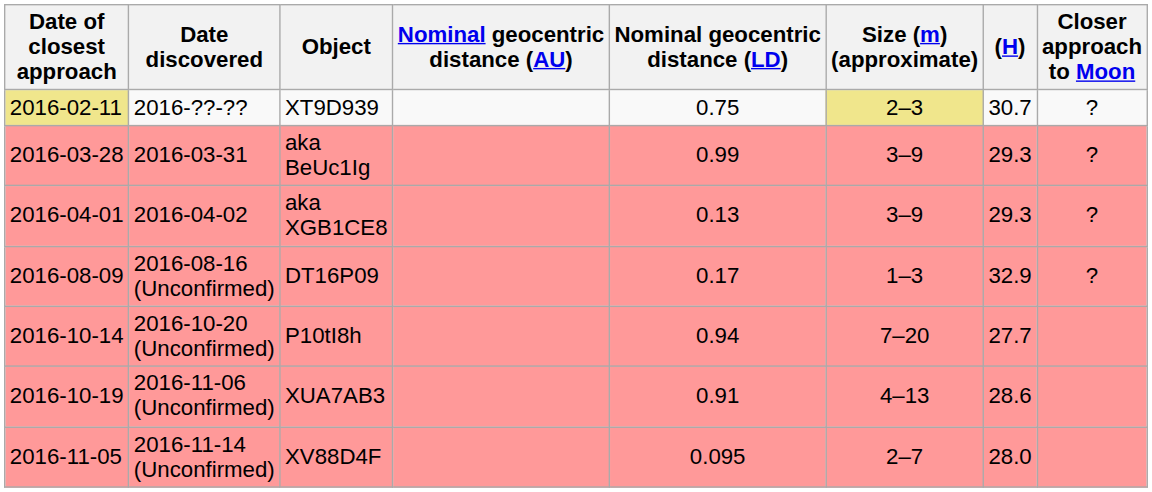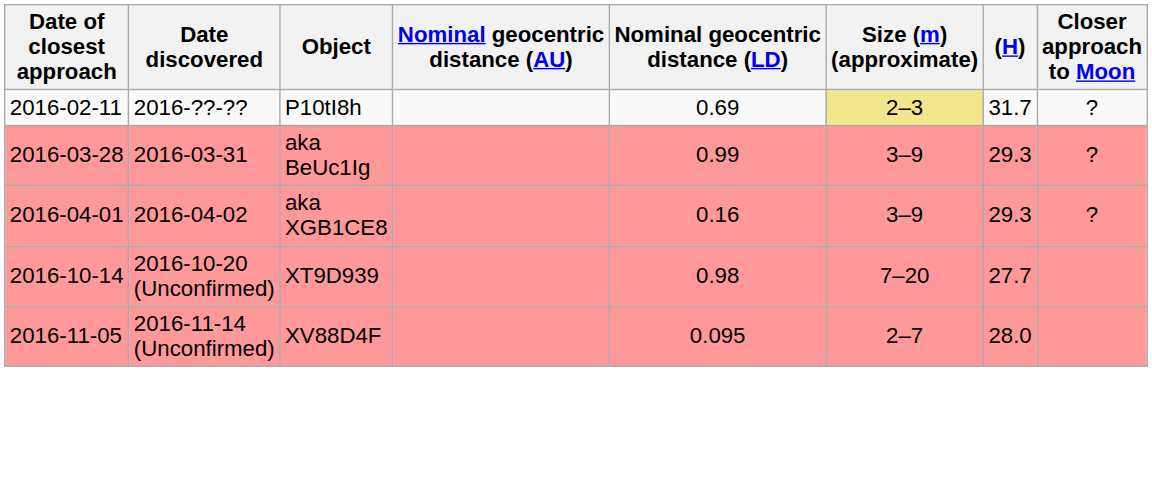(66, 107) khaki background -> (66, 107) no background
(332, 107) XT9D939 -> (323, 107) P10tI8h
(718, 107) 0.75 -> (718, 107) 0.69
(1010, 107) 30.7 -> (1010, 107) 31.7
(718, 215) 0.13 -> (718, 215) 0.16
- row: (204, 275)
(323, 336) P10tI8h -> (332, 275) XT9D939
(718, 336) 0.94 -> (718, 275) 0.98
- row: (204, 396)
